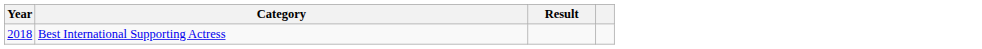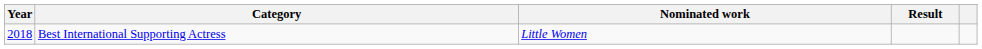+ column: (705, 14)
